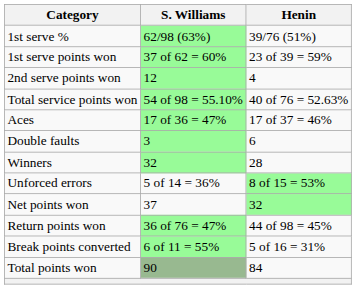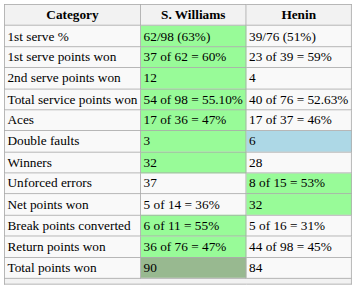(252, 141) no background -> (252, 141) lightblue background
(182, 183) 5 of 14 = 36% -> (150, 183) 37
(150, 204) 37 -> (182, 204) 5 of 14 = 36%
rows swapped: (69, 246) <-> (57, 225)
